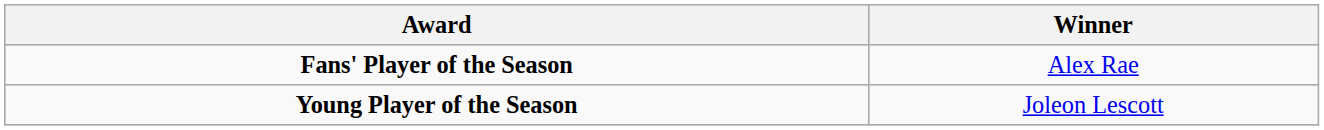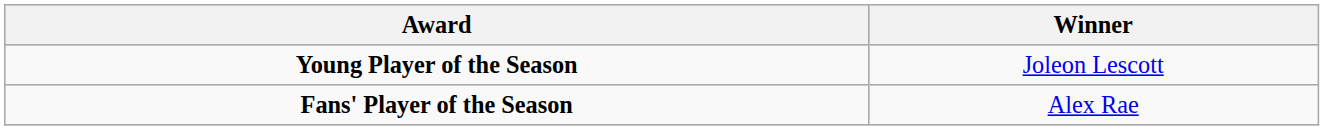rows swapped: (437, 64) <-> (437, 104)
